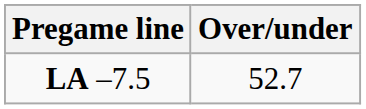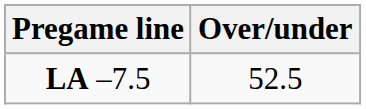(275, 77) 52.7 -> (275, 77) 52.5
